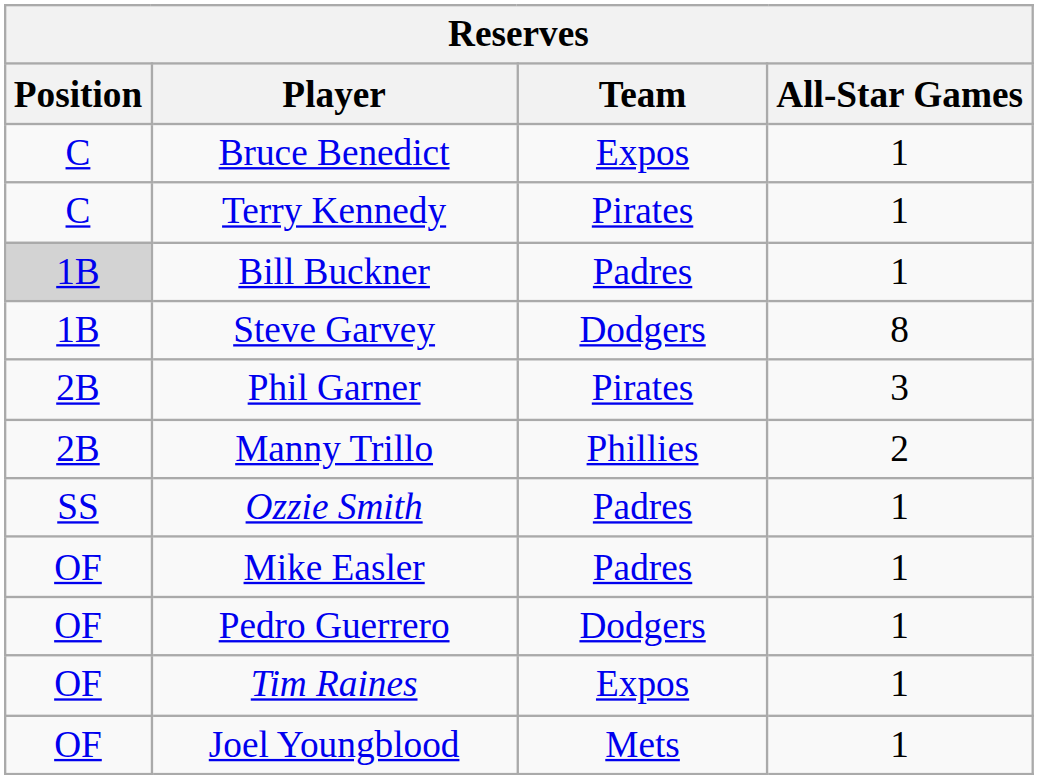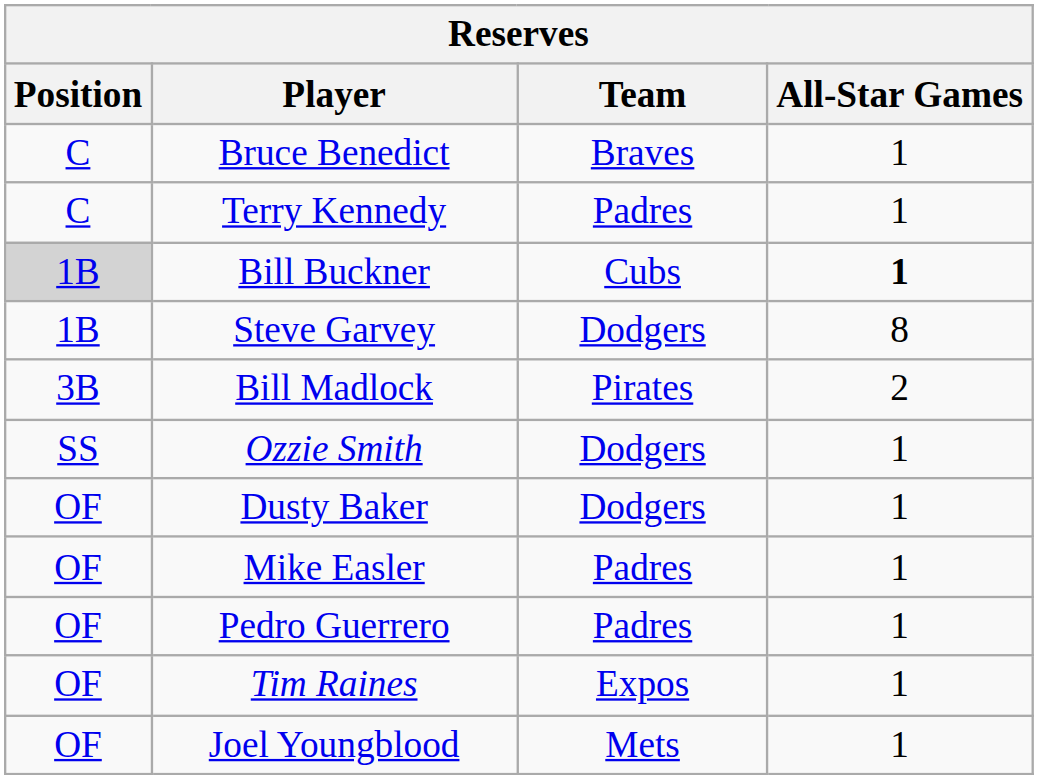(643, 152) Expos -> (643, 152) Braves
(643, 211) Pirates -> (643, 211) Padres
(643, 270) Padres -> (643, 270) Cubs
(900, 270) normal -> (900, 270) bold
- row: (334, 388)
- row: (334, 447)
+ row: (334, 388)
(643, 507) Padres -> (643, 447) Dodgers
+ row: (334, 507)
(643, 625) Dodgers -> (643, 625) Padres
